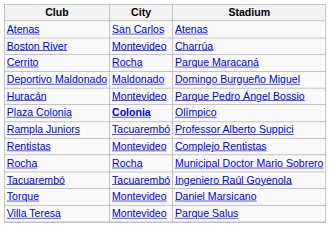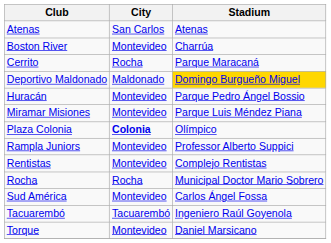(238, 79) no background -> (238, 79) gold background
+ row: (48, 113)
(141, 130) Tacuarembó -> (139, 146) Montevideo
+ row: (37, 197)
- row: (34, 213)
